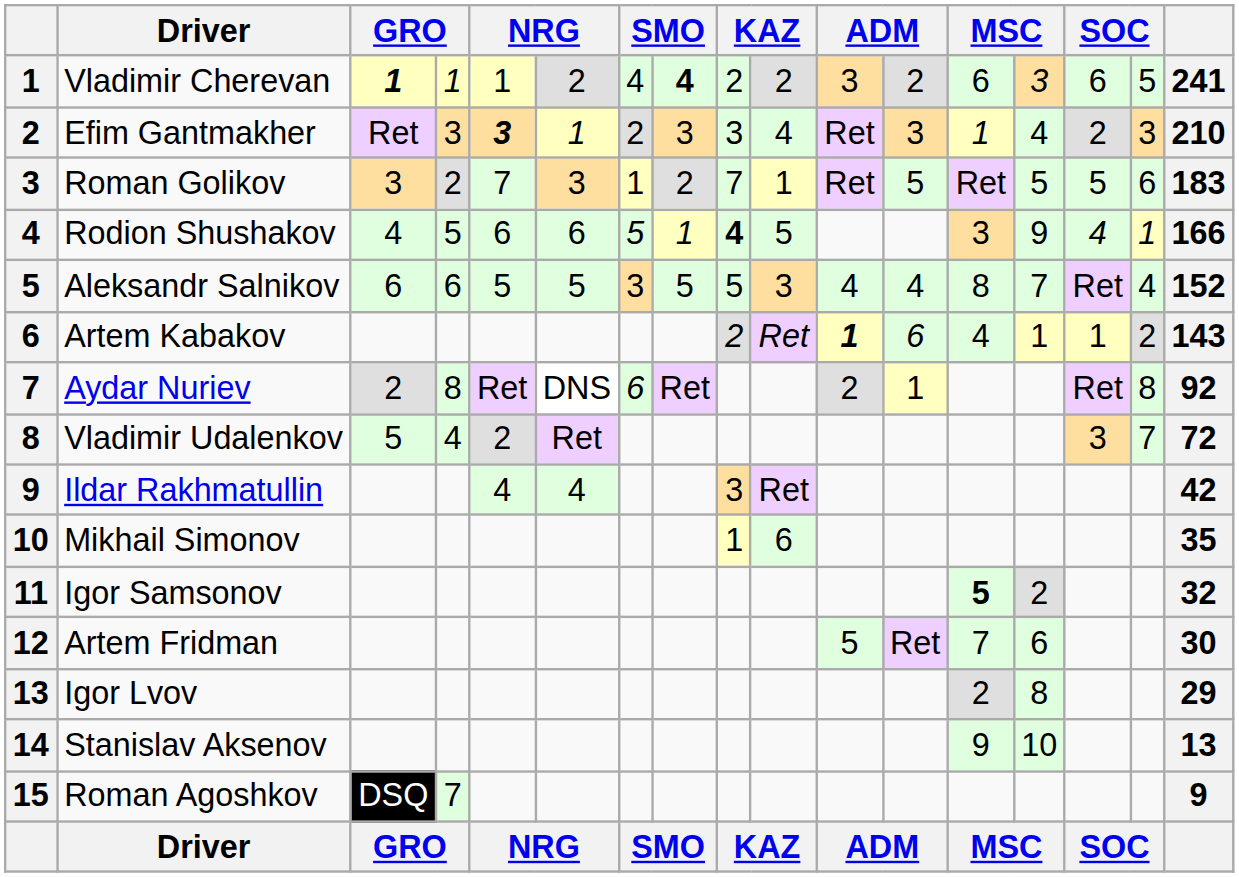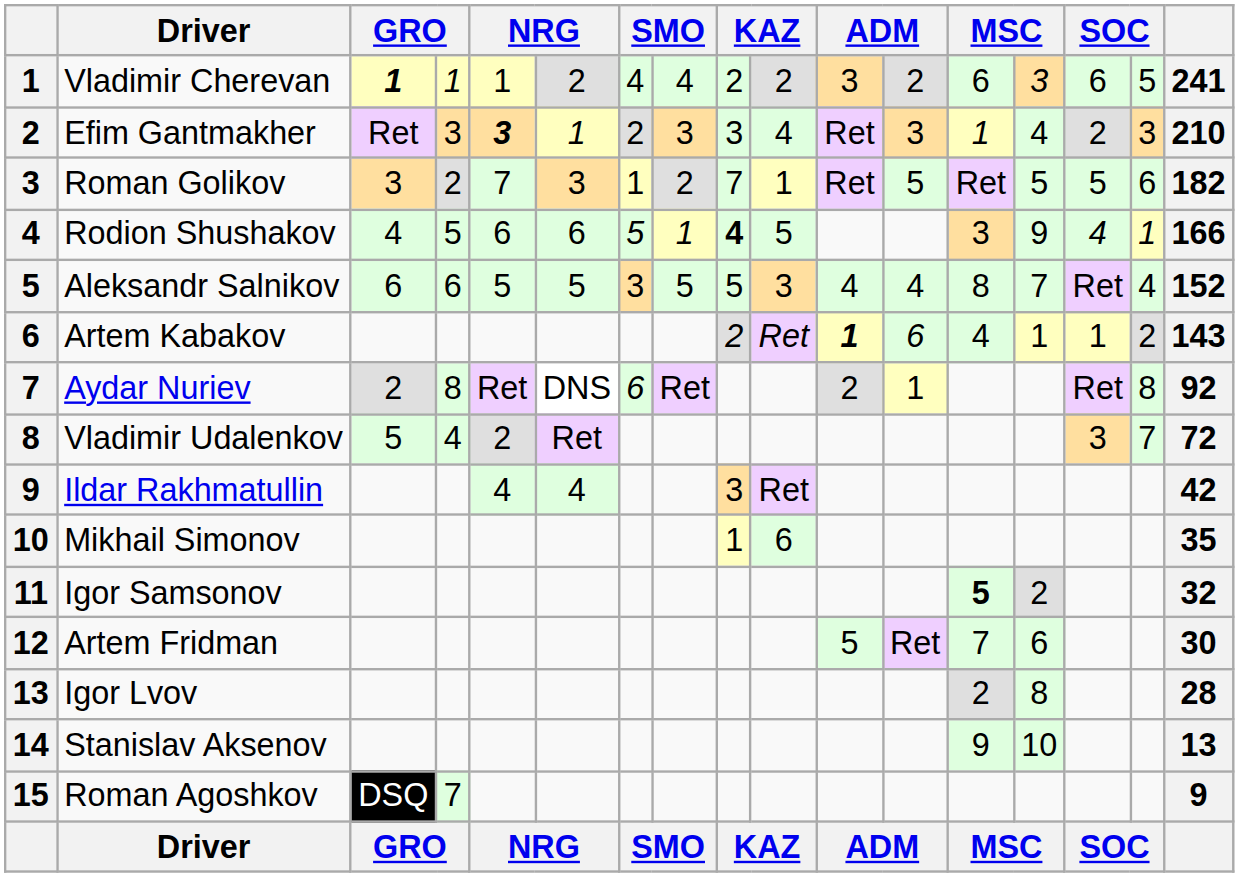(685, 81) bold -> (685, 81) normal
(1199, 183) 183 -> (1199, 183) 182
(1199, 694) 29 -> (1199, 694) 28
